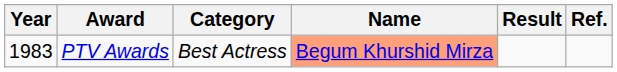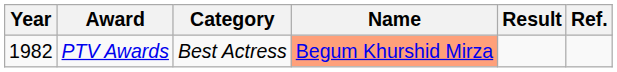(31, 50) 1983 -> (31, 50) 1982
